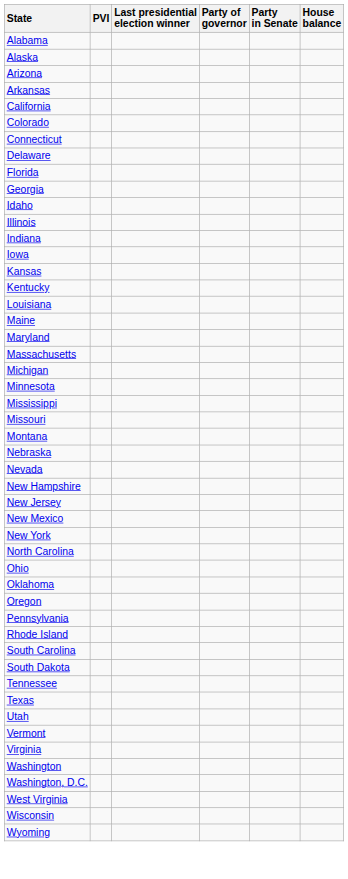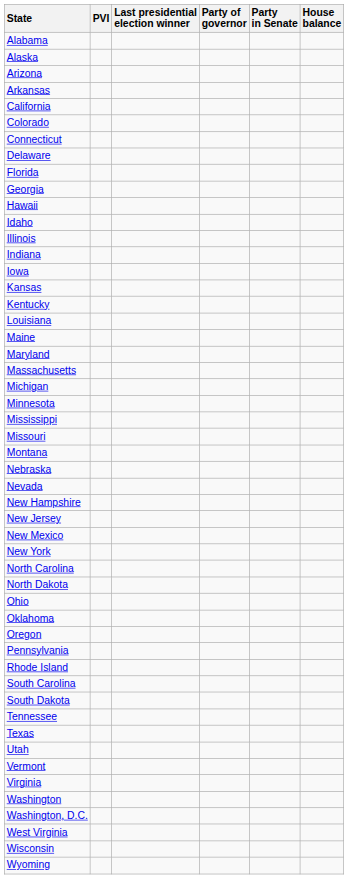+ row: (22, 205)
+ row: (37, 585)
